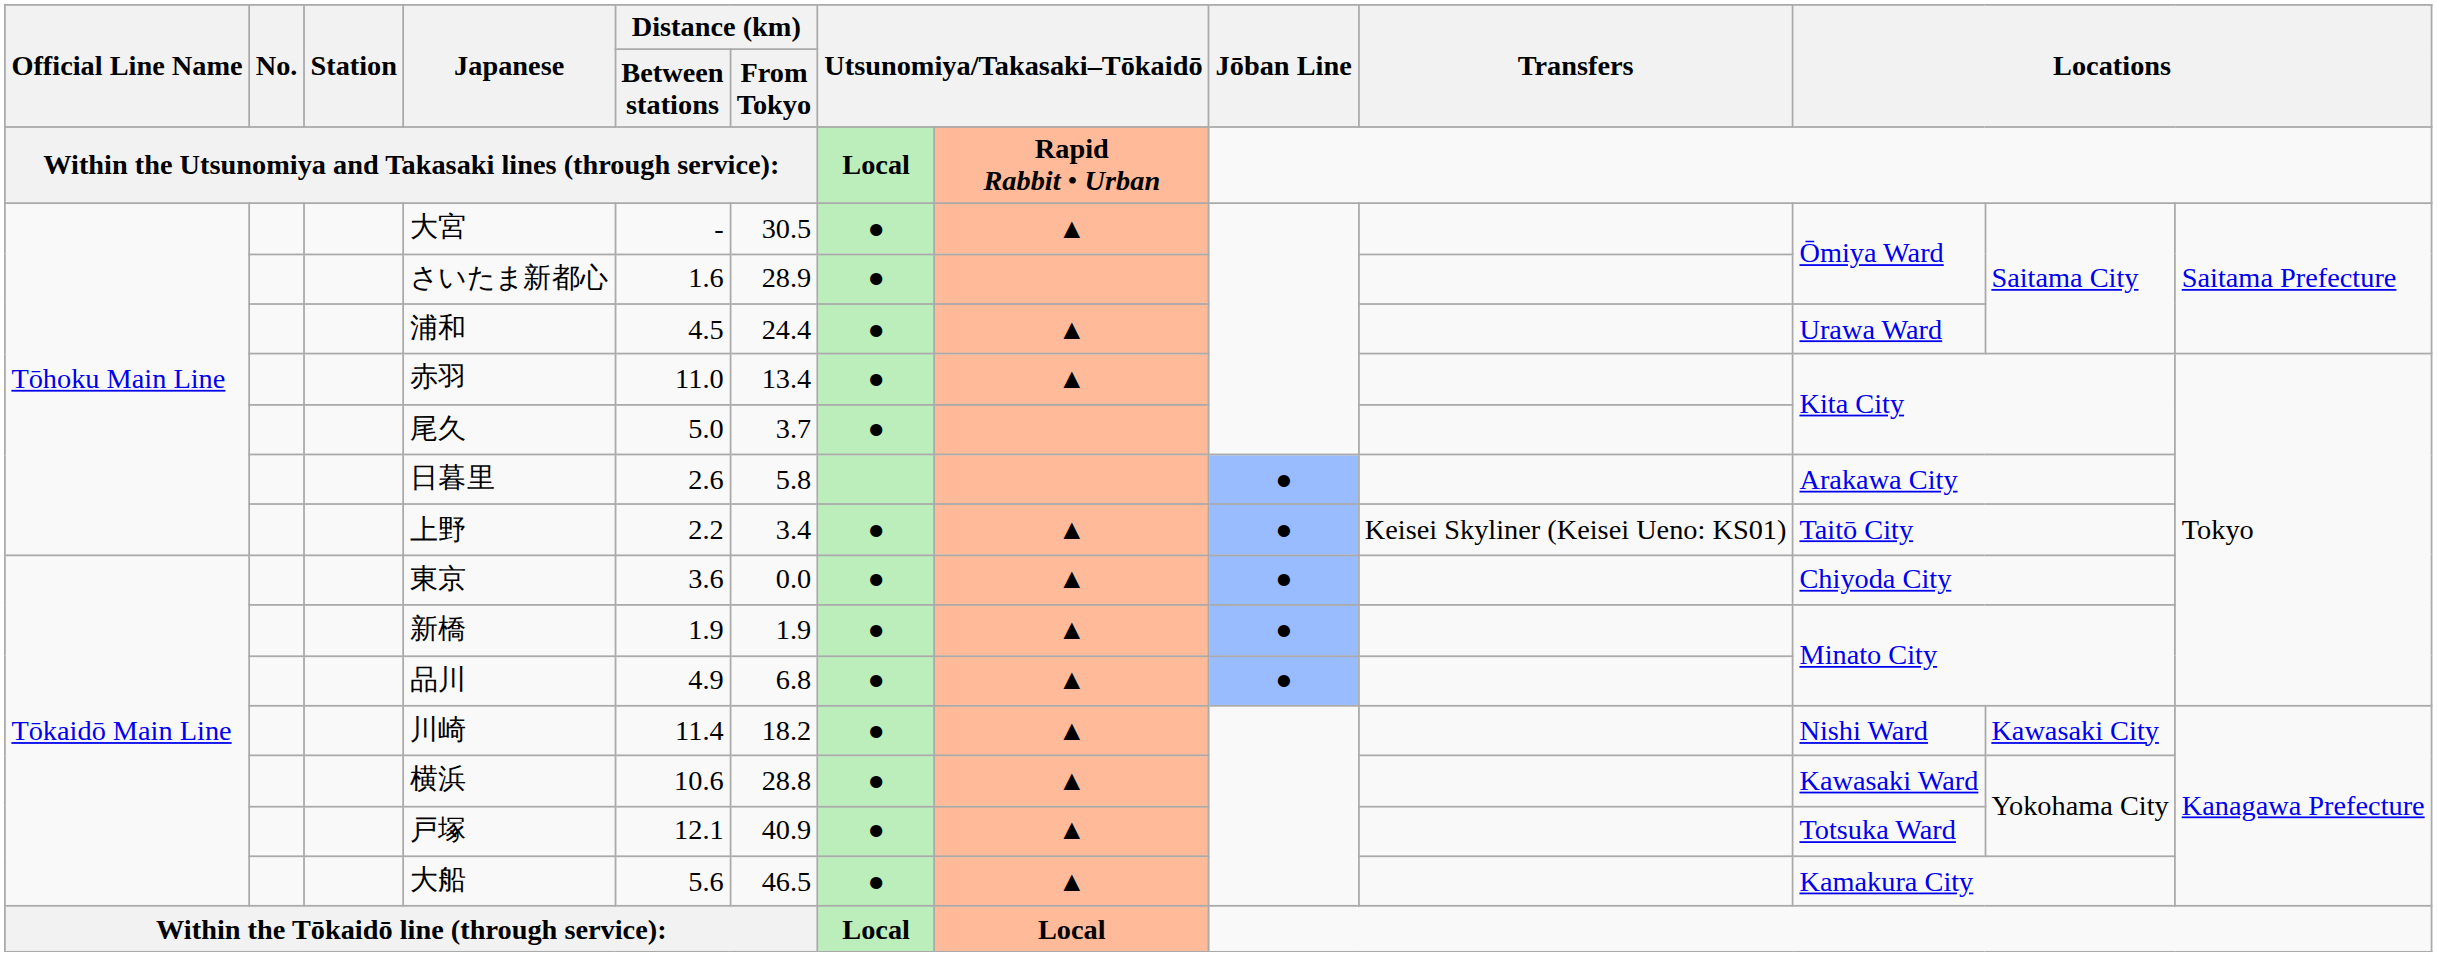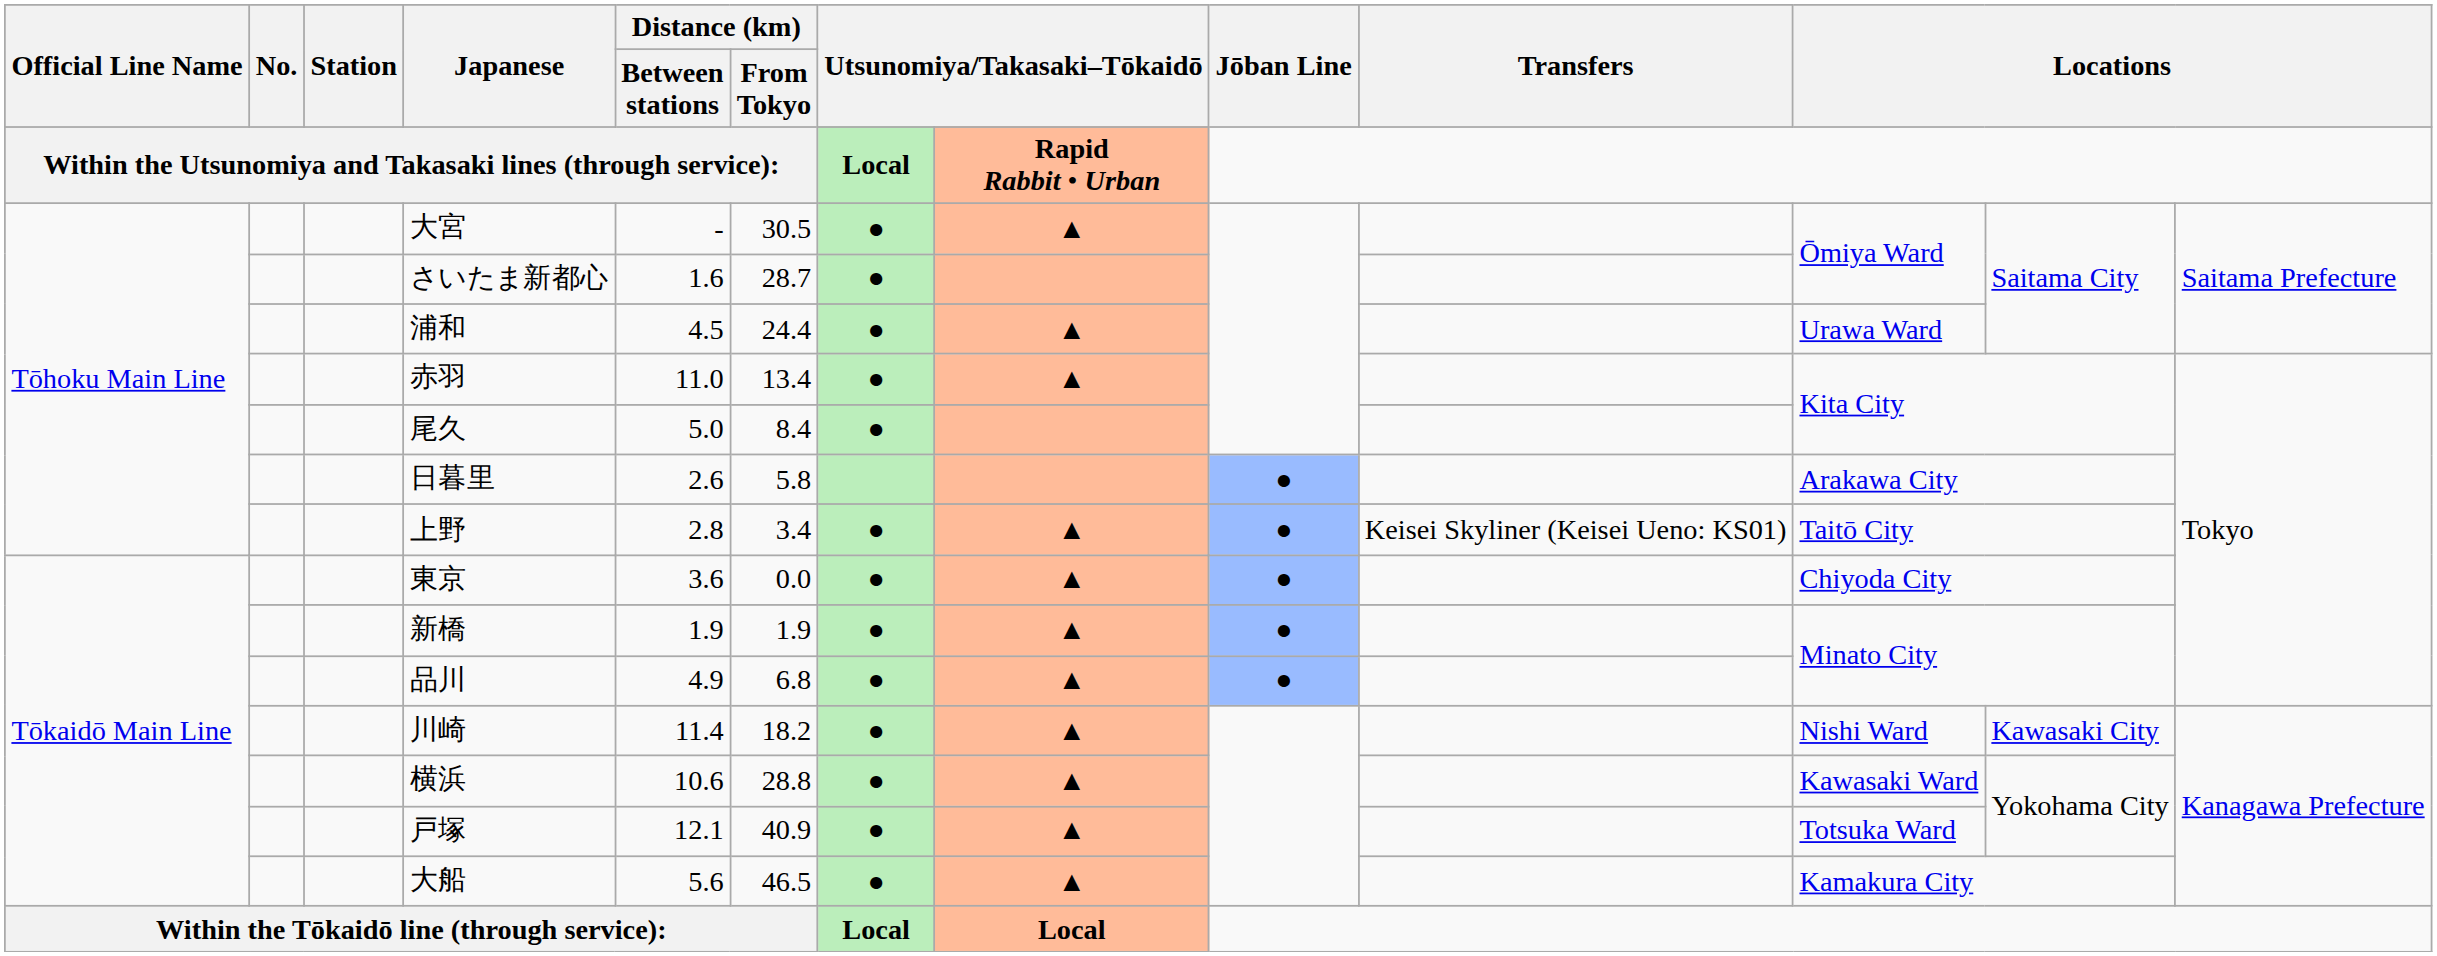(786, 278) 28.9 -> (786, 278) 28.7
(794, 428) 3.7 -> (794, 428) 8.4
(706, 529) 2.2 -> (706, 529) 2.8
